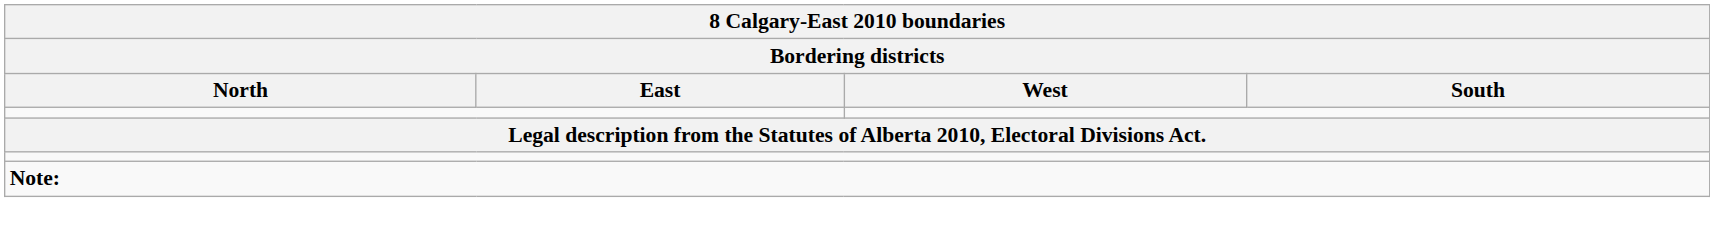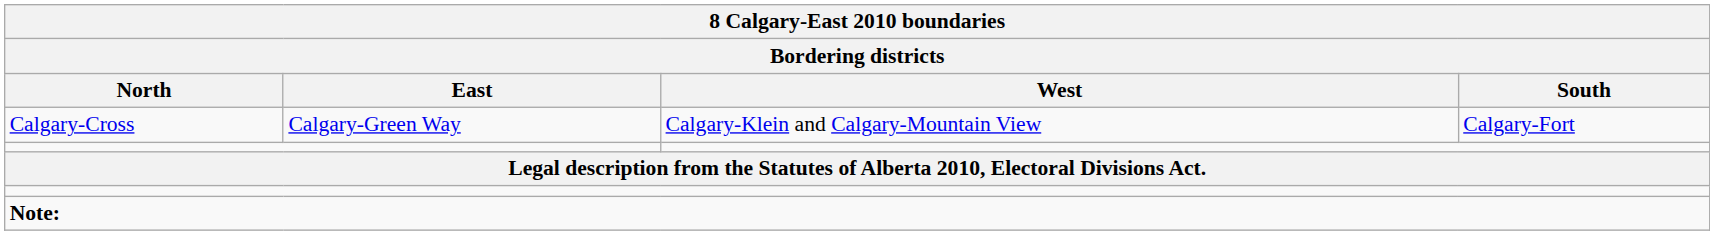+ row: (72, 124)
